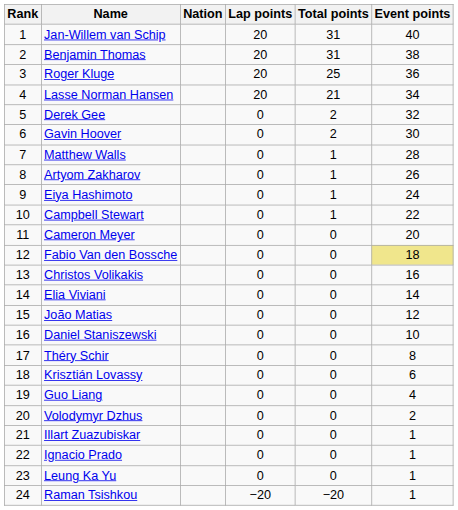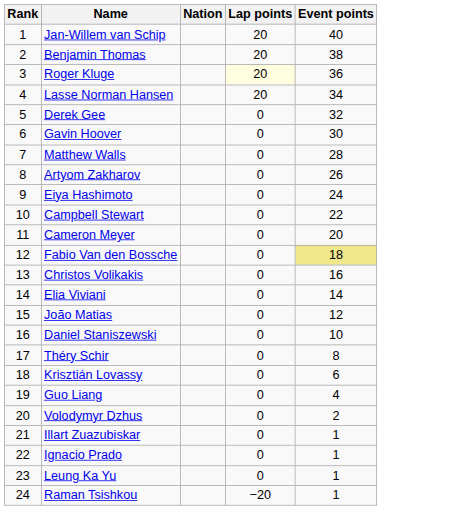- column: (333, 14)
(260, 74) no background -> (260, 74) lightyellow background
